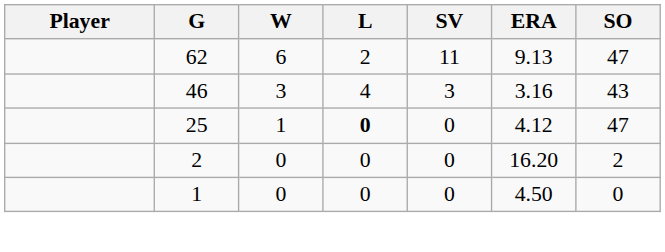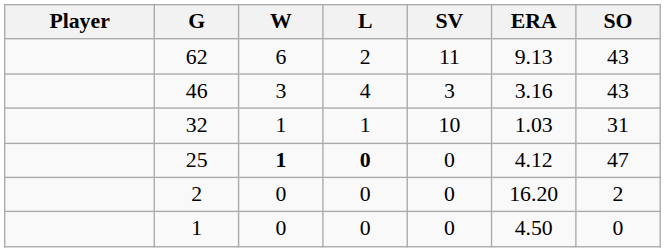(618, 56) 47 -> (618, 56) 43
+ row: (197, 125)
(281, 125) normal -> (281, 159) bold
